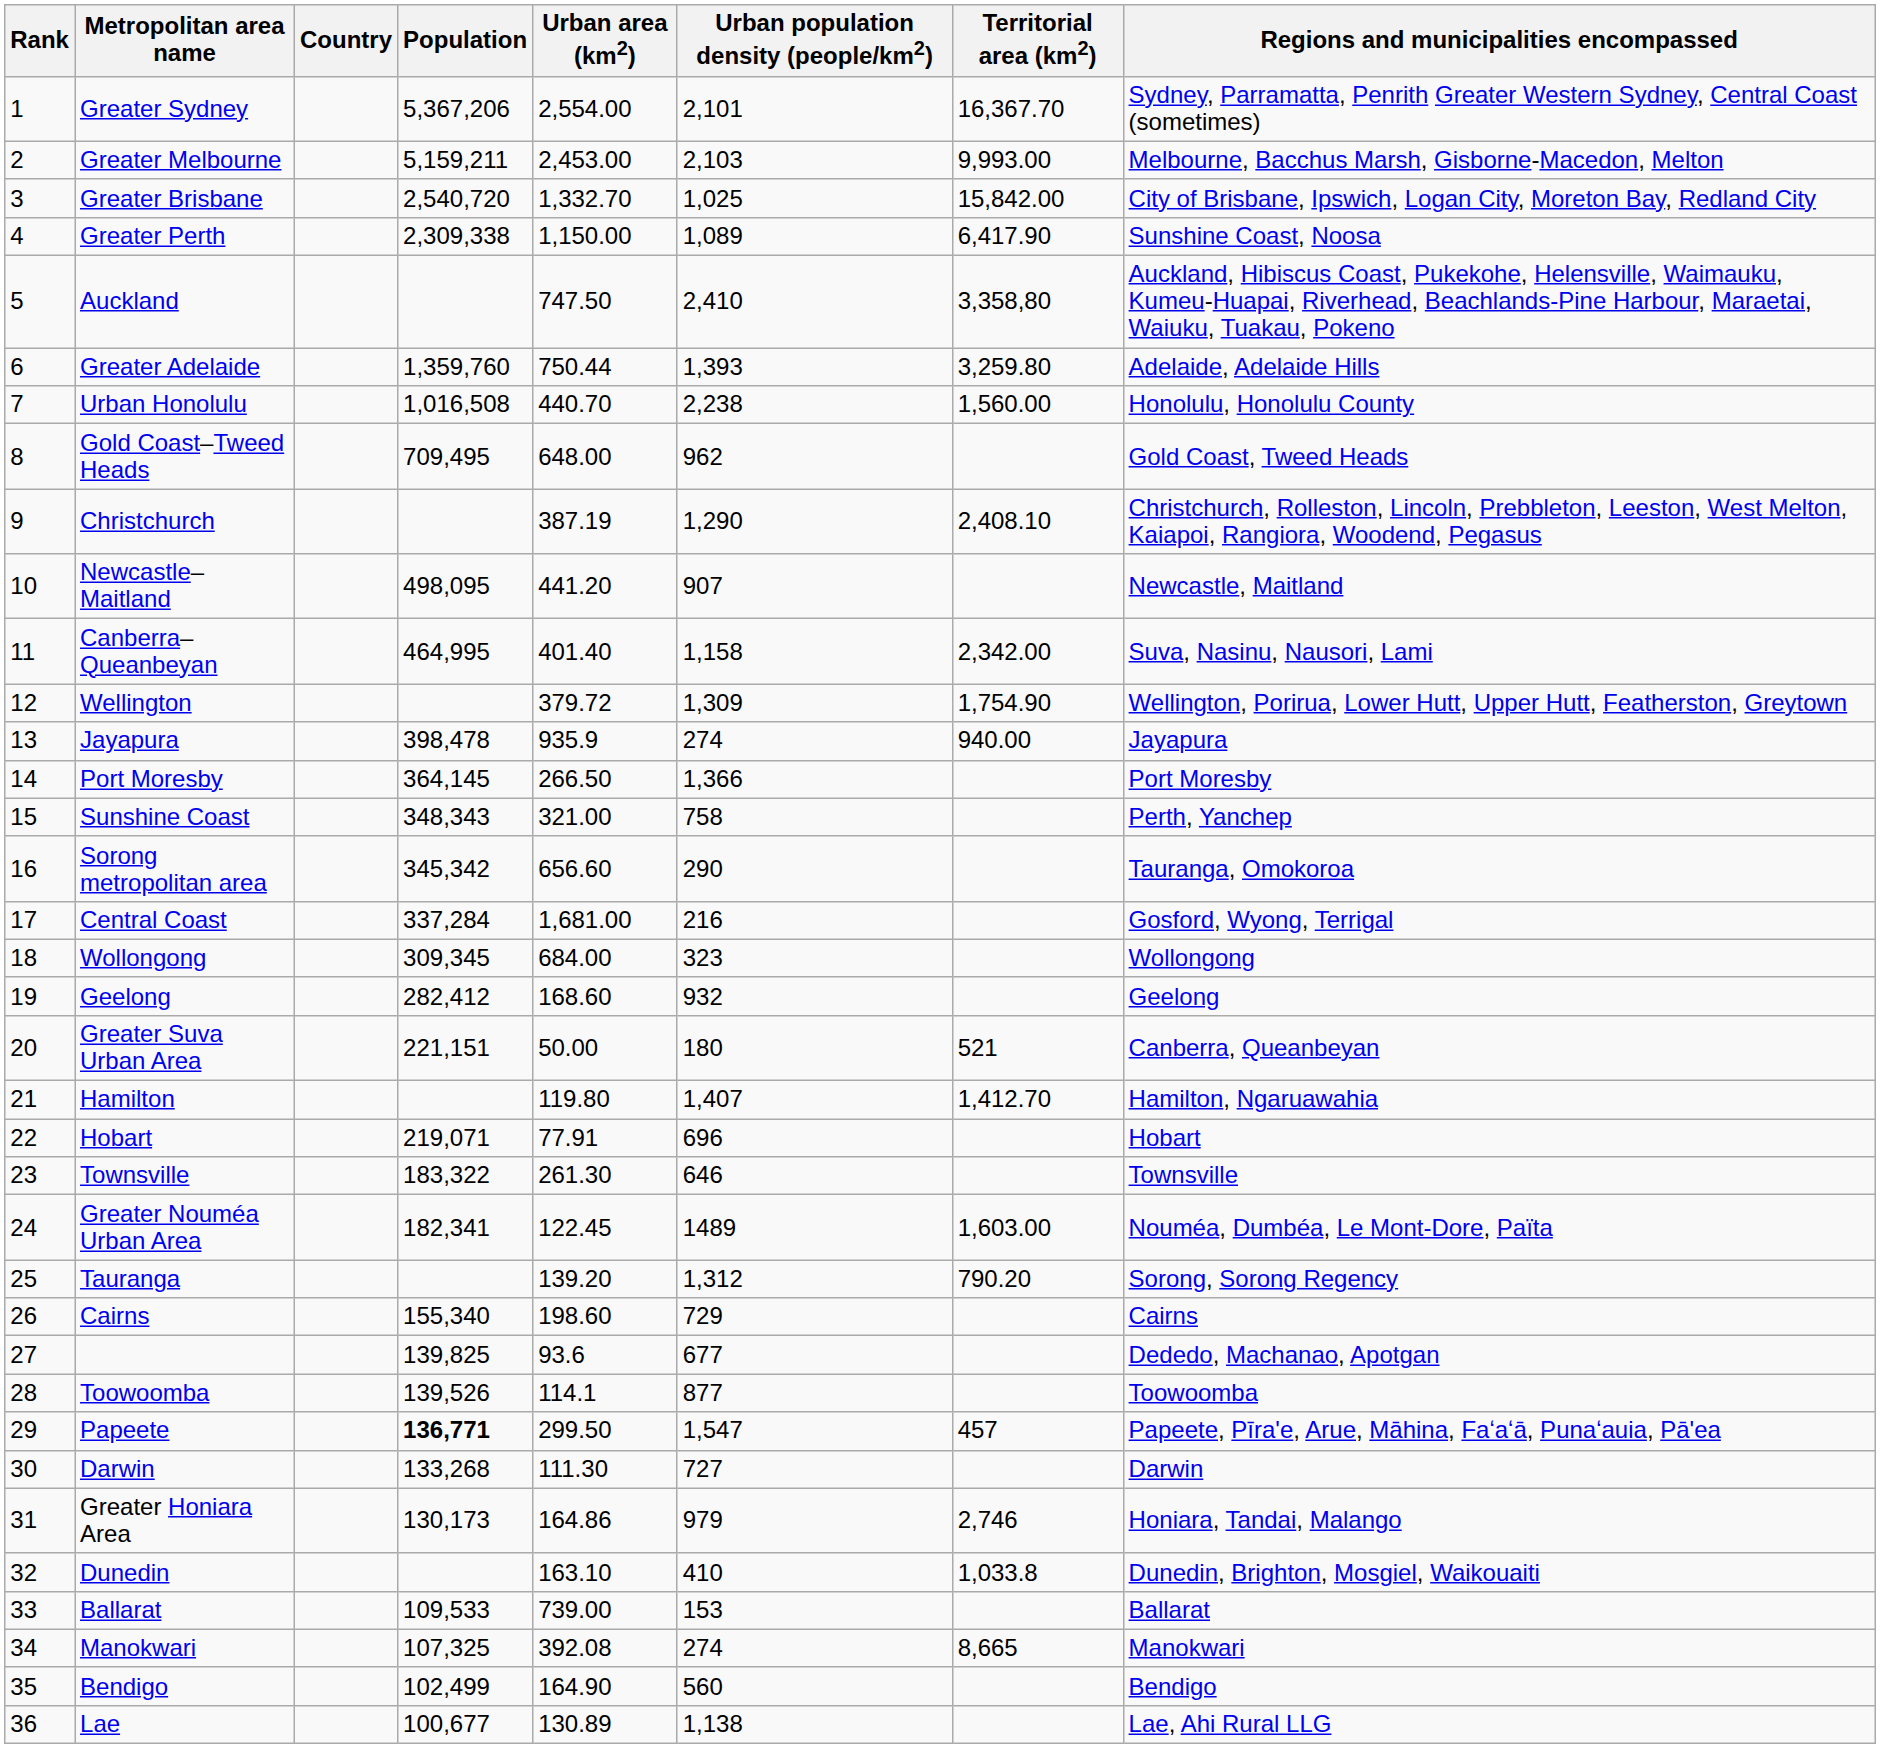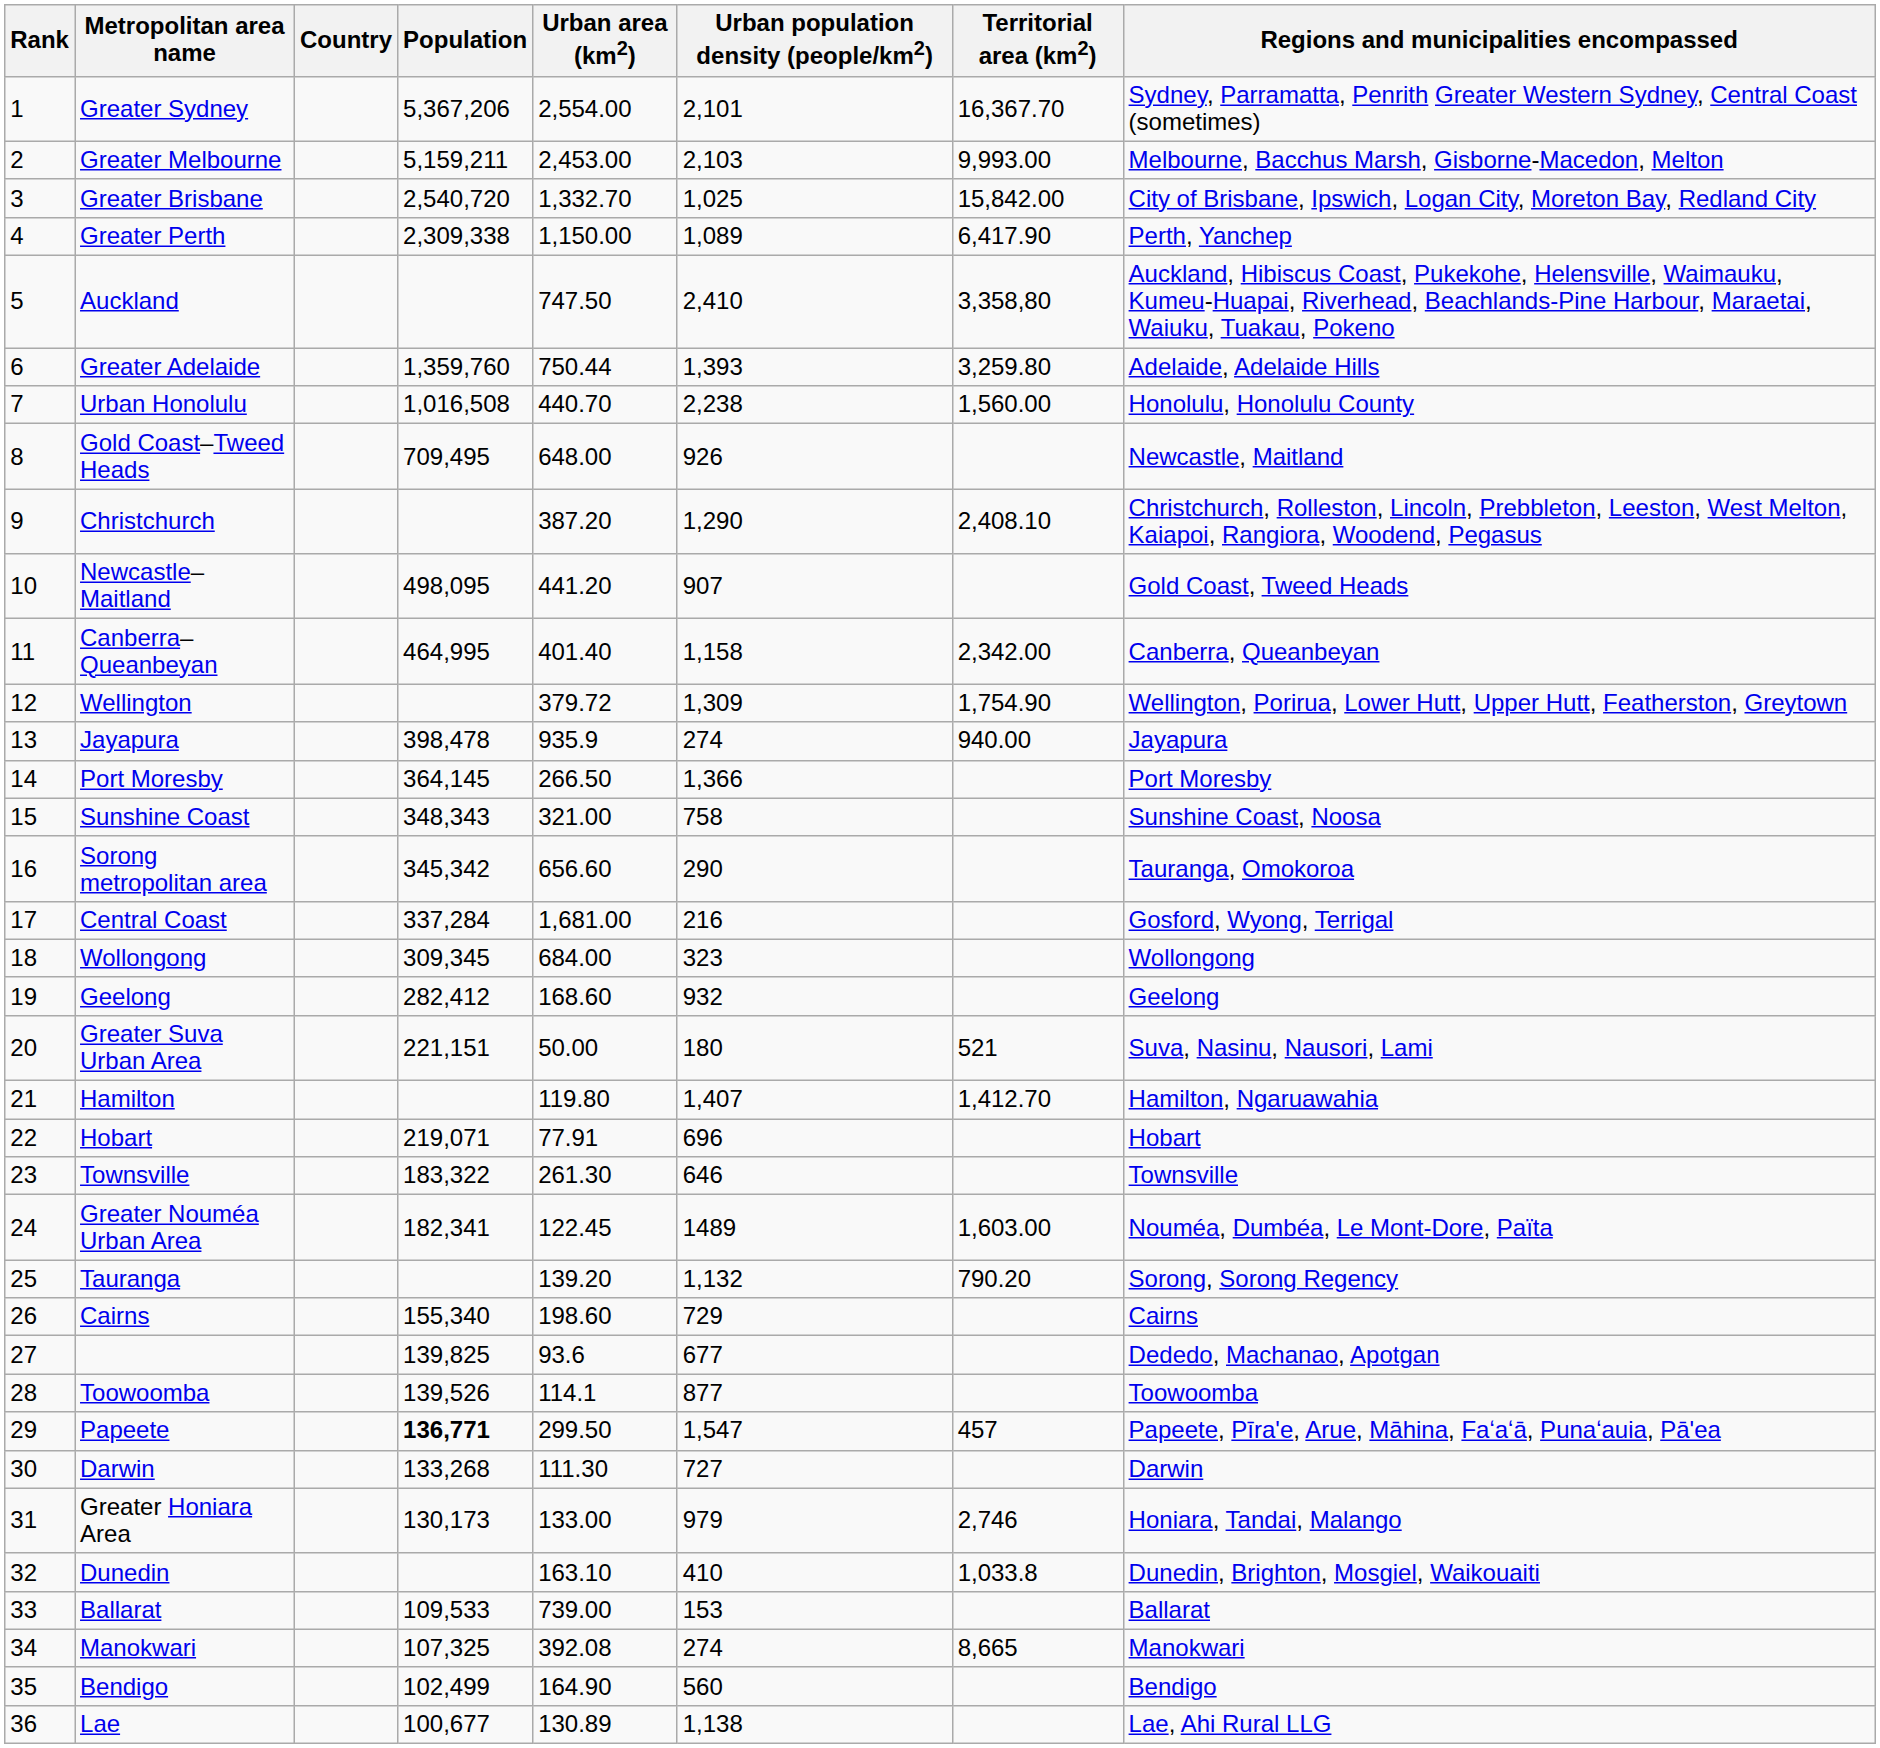(1255, 236) Sunshine Coast, Noosa -> (1210, 236) Perth, Yanchep
(703, 456) 962 -> (703, 456) 926
(1268, 456) Gold Coast, Tweed Heads -> (1236, 456) Newcastle, Maitland
(575, 521) 387.19 -> (575, 521) 387.20
(1236, 586) Newcastle, Maitland -> (1268, 586) Gold Coast, Tweed Heads
(1281, 651) Suva, Nasinu, Nausori, Lami -> (1254, 651) Canberra, Queanbeyan
(1210, 816) Perth, Yanchep -> (1255, 816) Sunshine Coast, Noosa
(1254, 1047) Canberra, Queanbeyan -> (1281, 1047) Suva, Nasinu, Nausori, Lami
(713, 1278) 1,312 -> (713, 1278) 1,132
(575, 1520) 164.86 -> (575, 1520) 133.00
